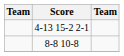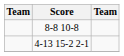rows swapped: (62, 43) <-> (62, 28)
